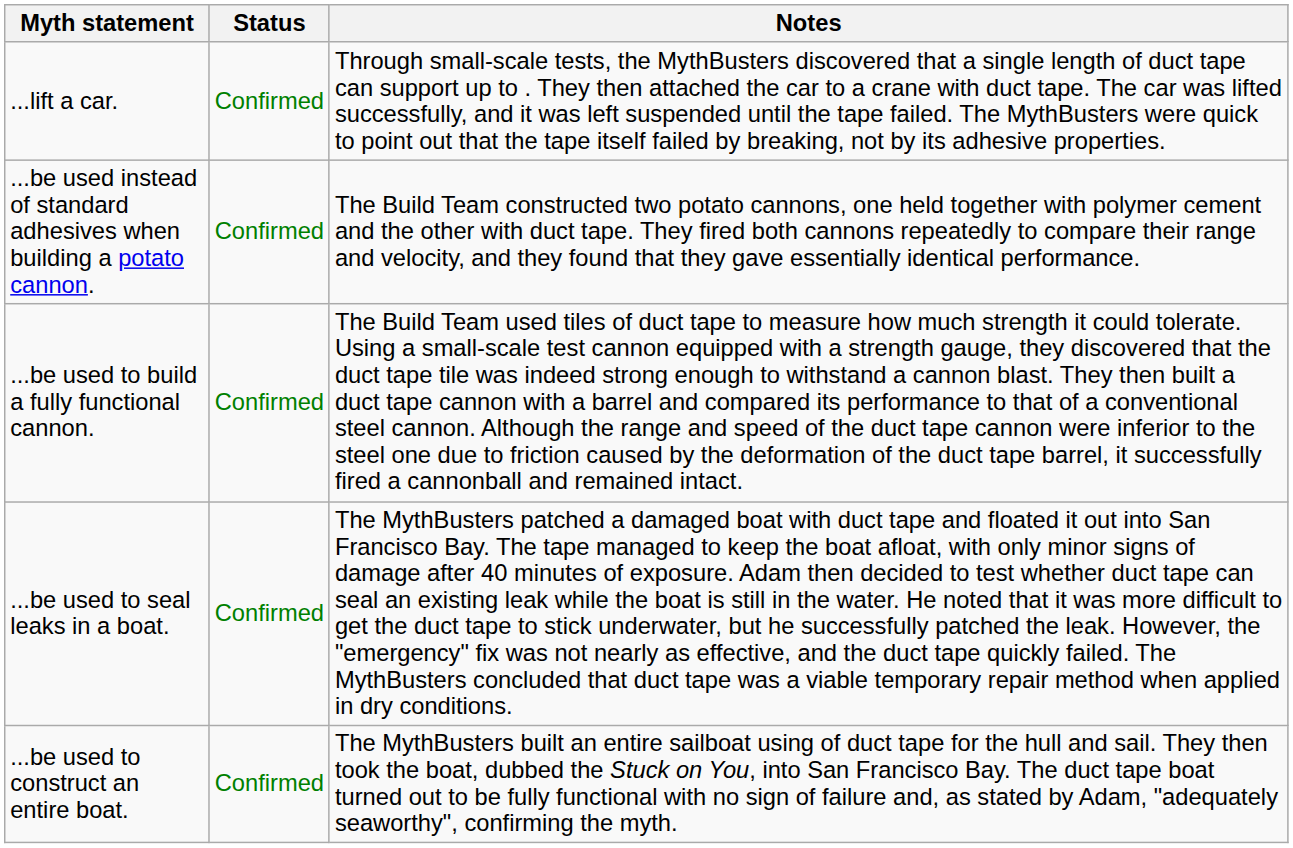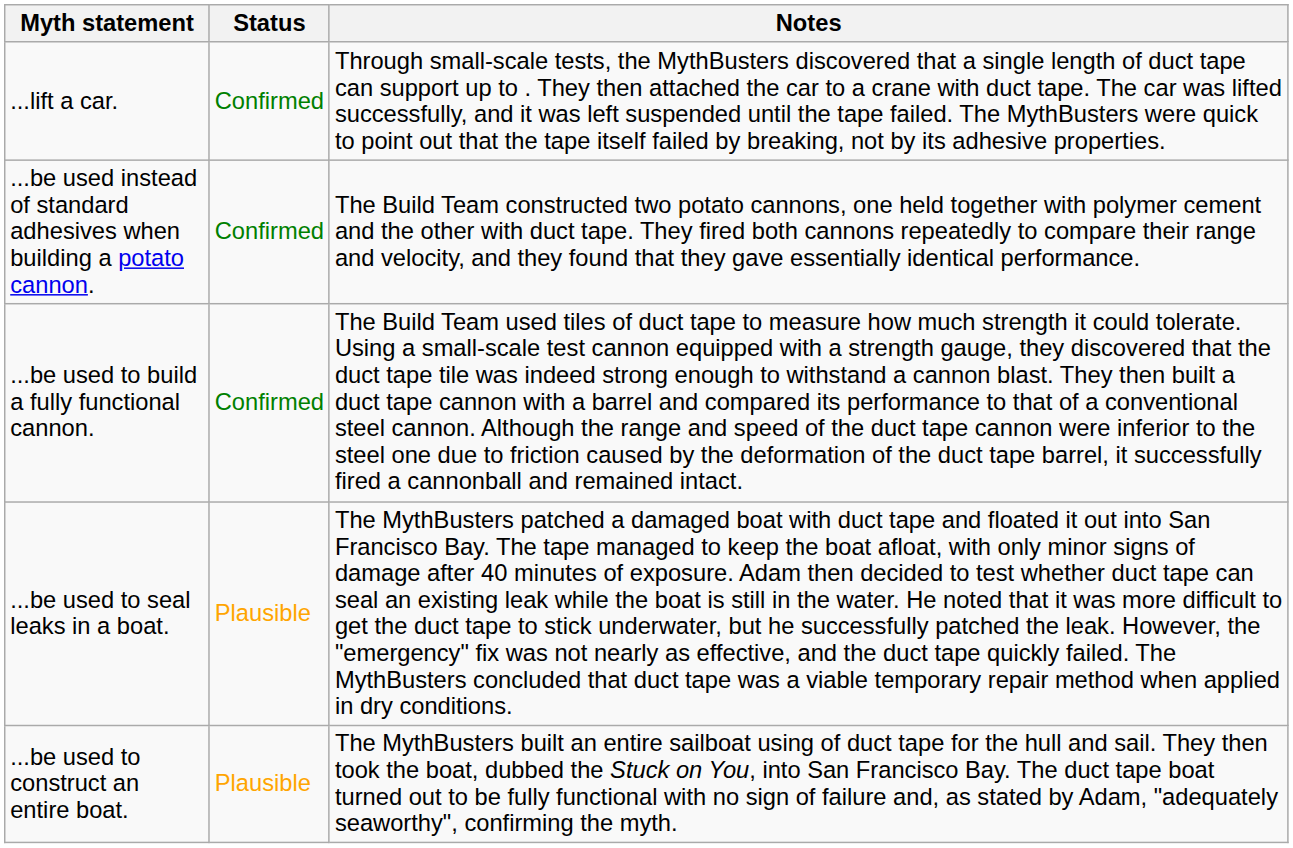(269, 613) Confirmed -> (263, 613) Plausible
(269, 783) Confirmed -> (263, 783) Plausible
